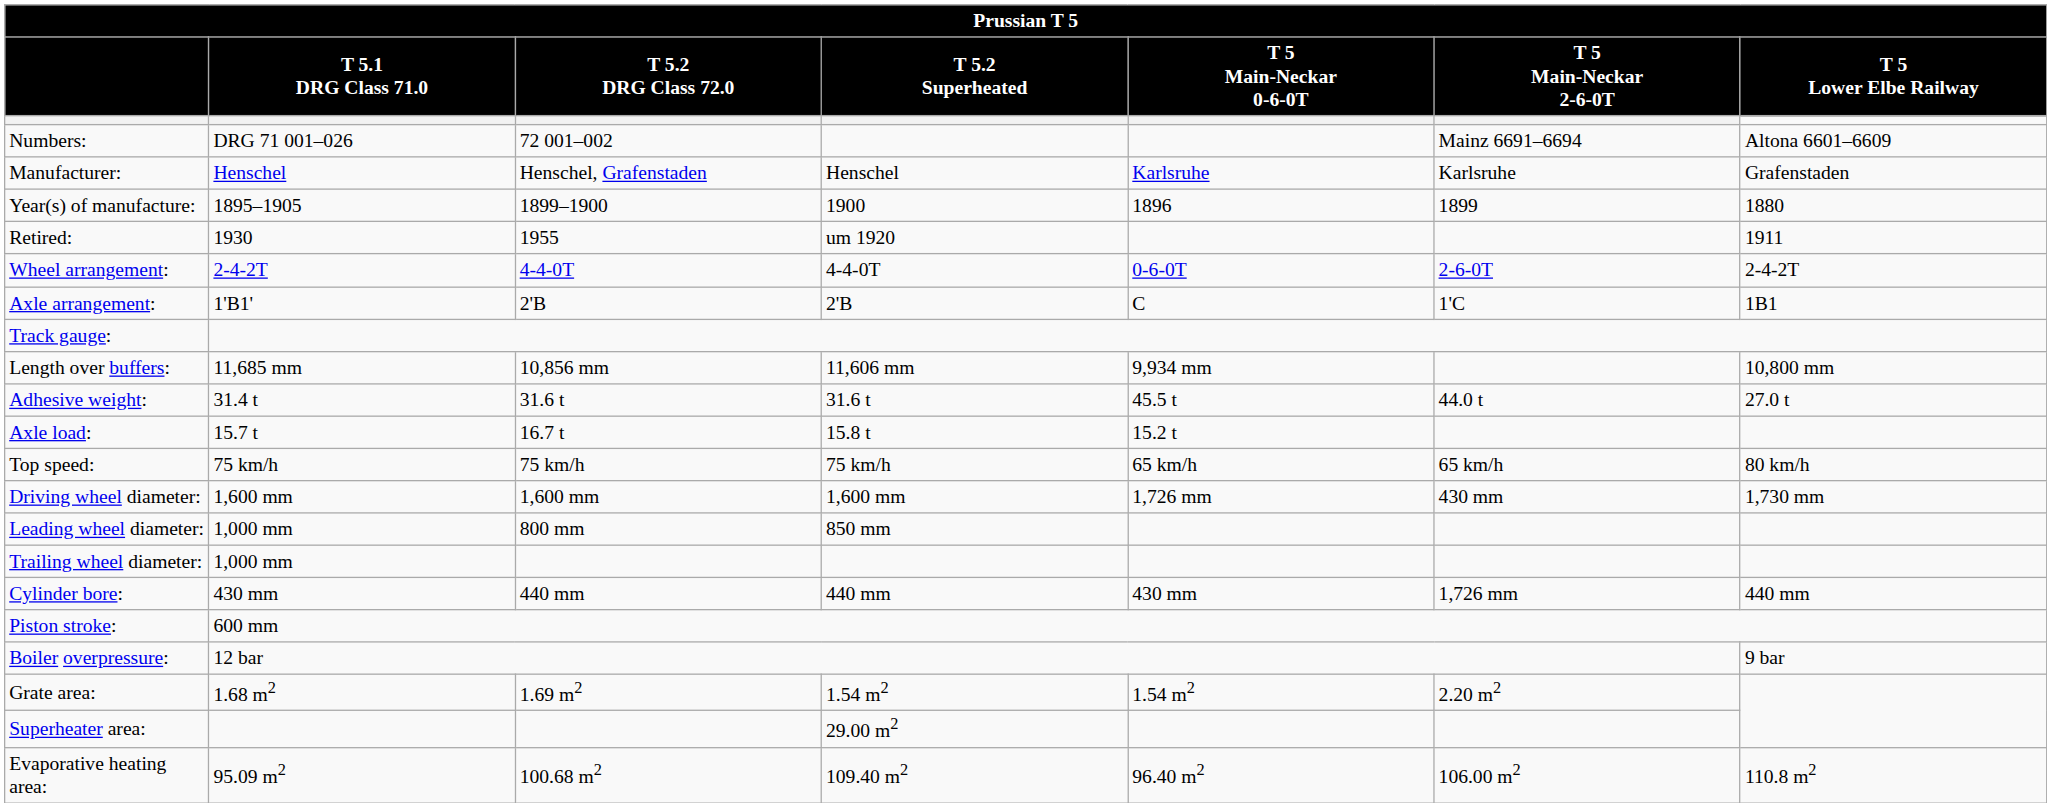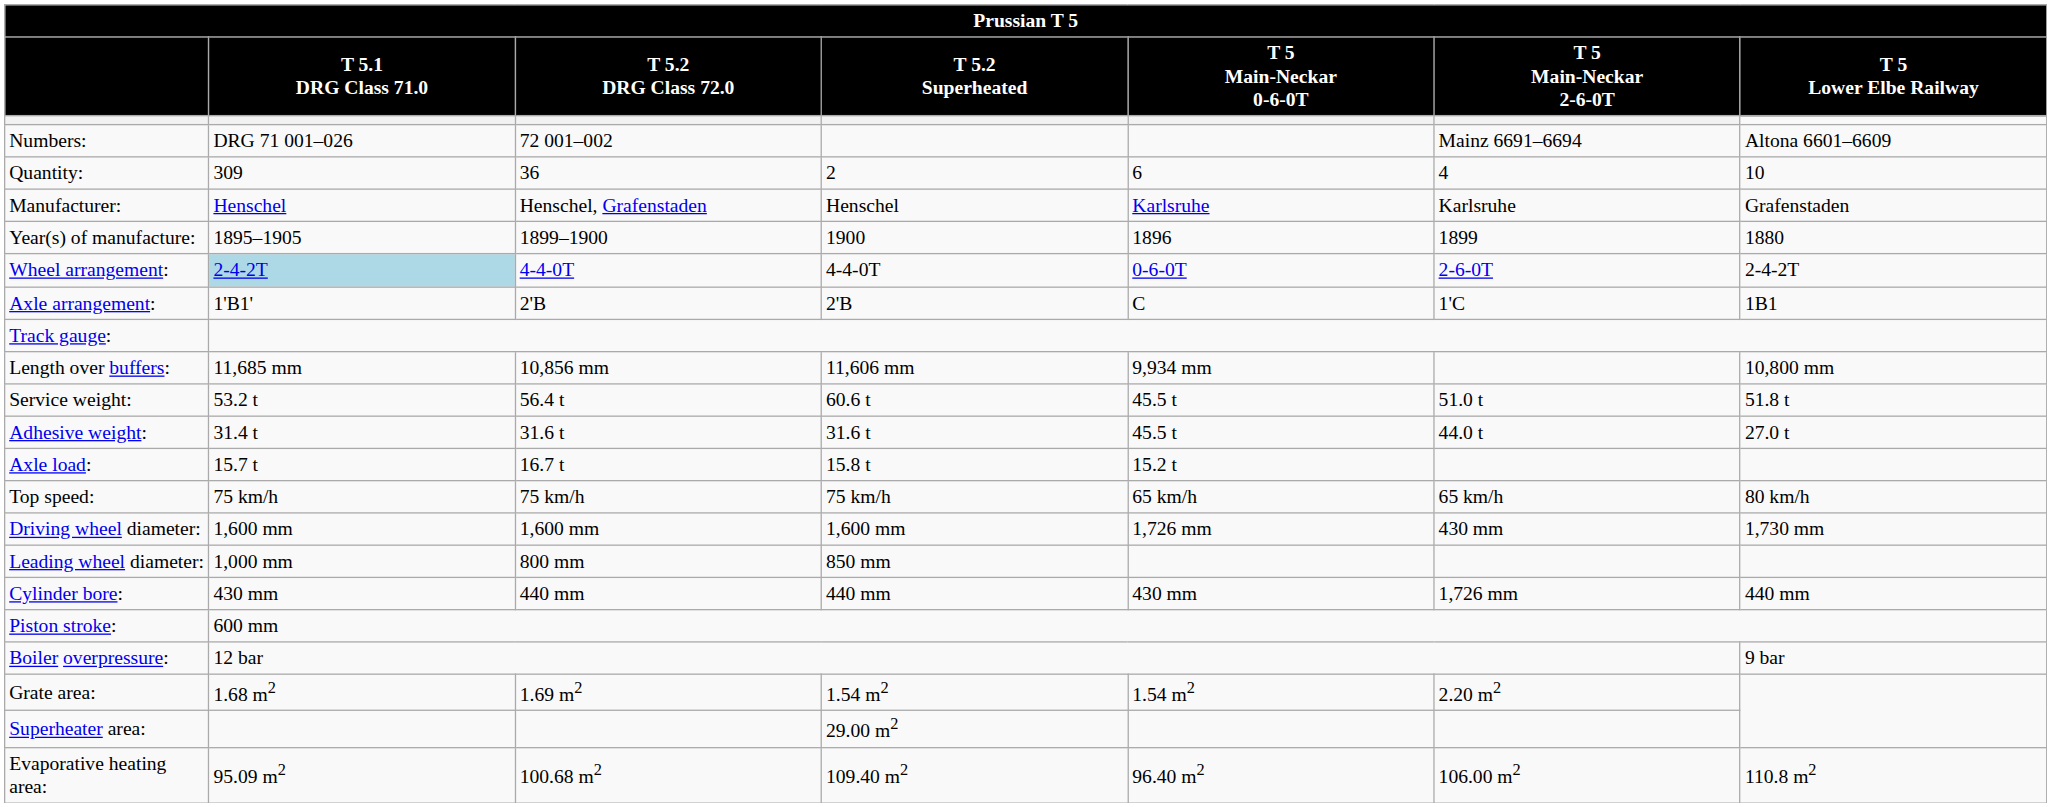+ row: (46, 173)
- row: (41, 238)
(241, 270) no background -> (241, 270) lightblue background
+ row: (70, 399)
- row: (106, 561)
